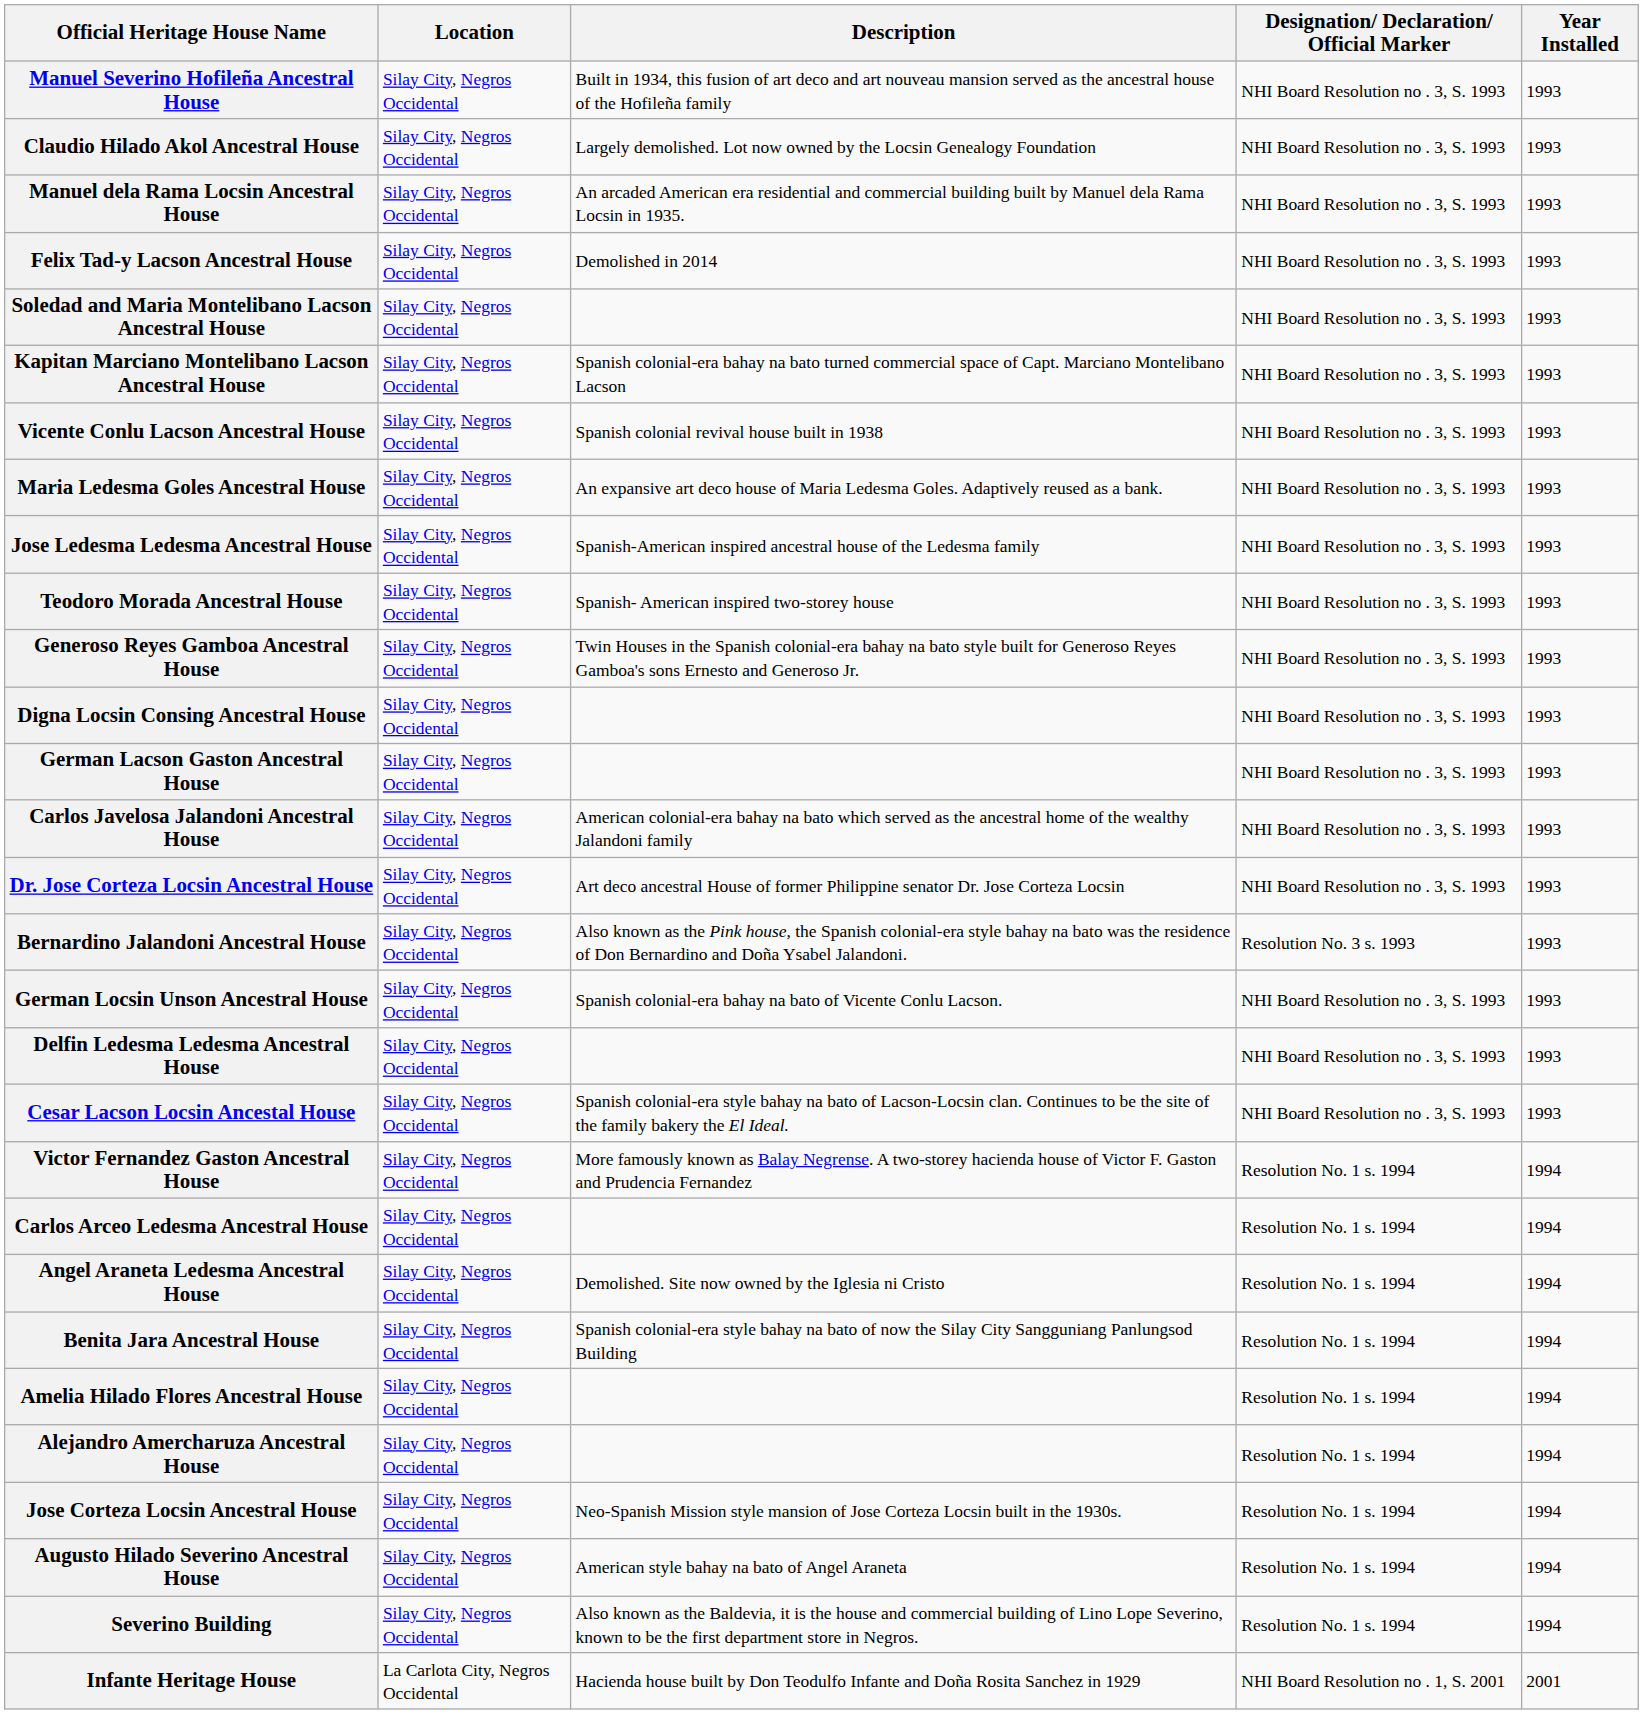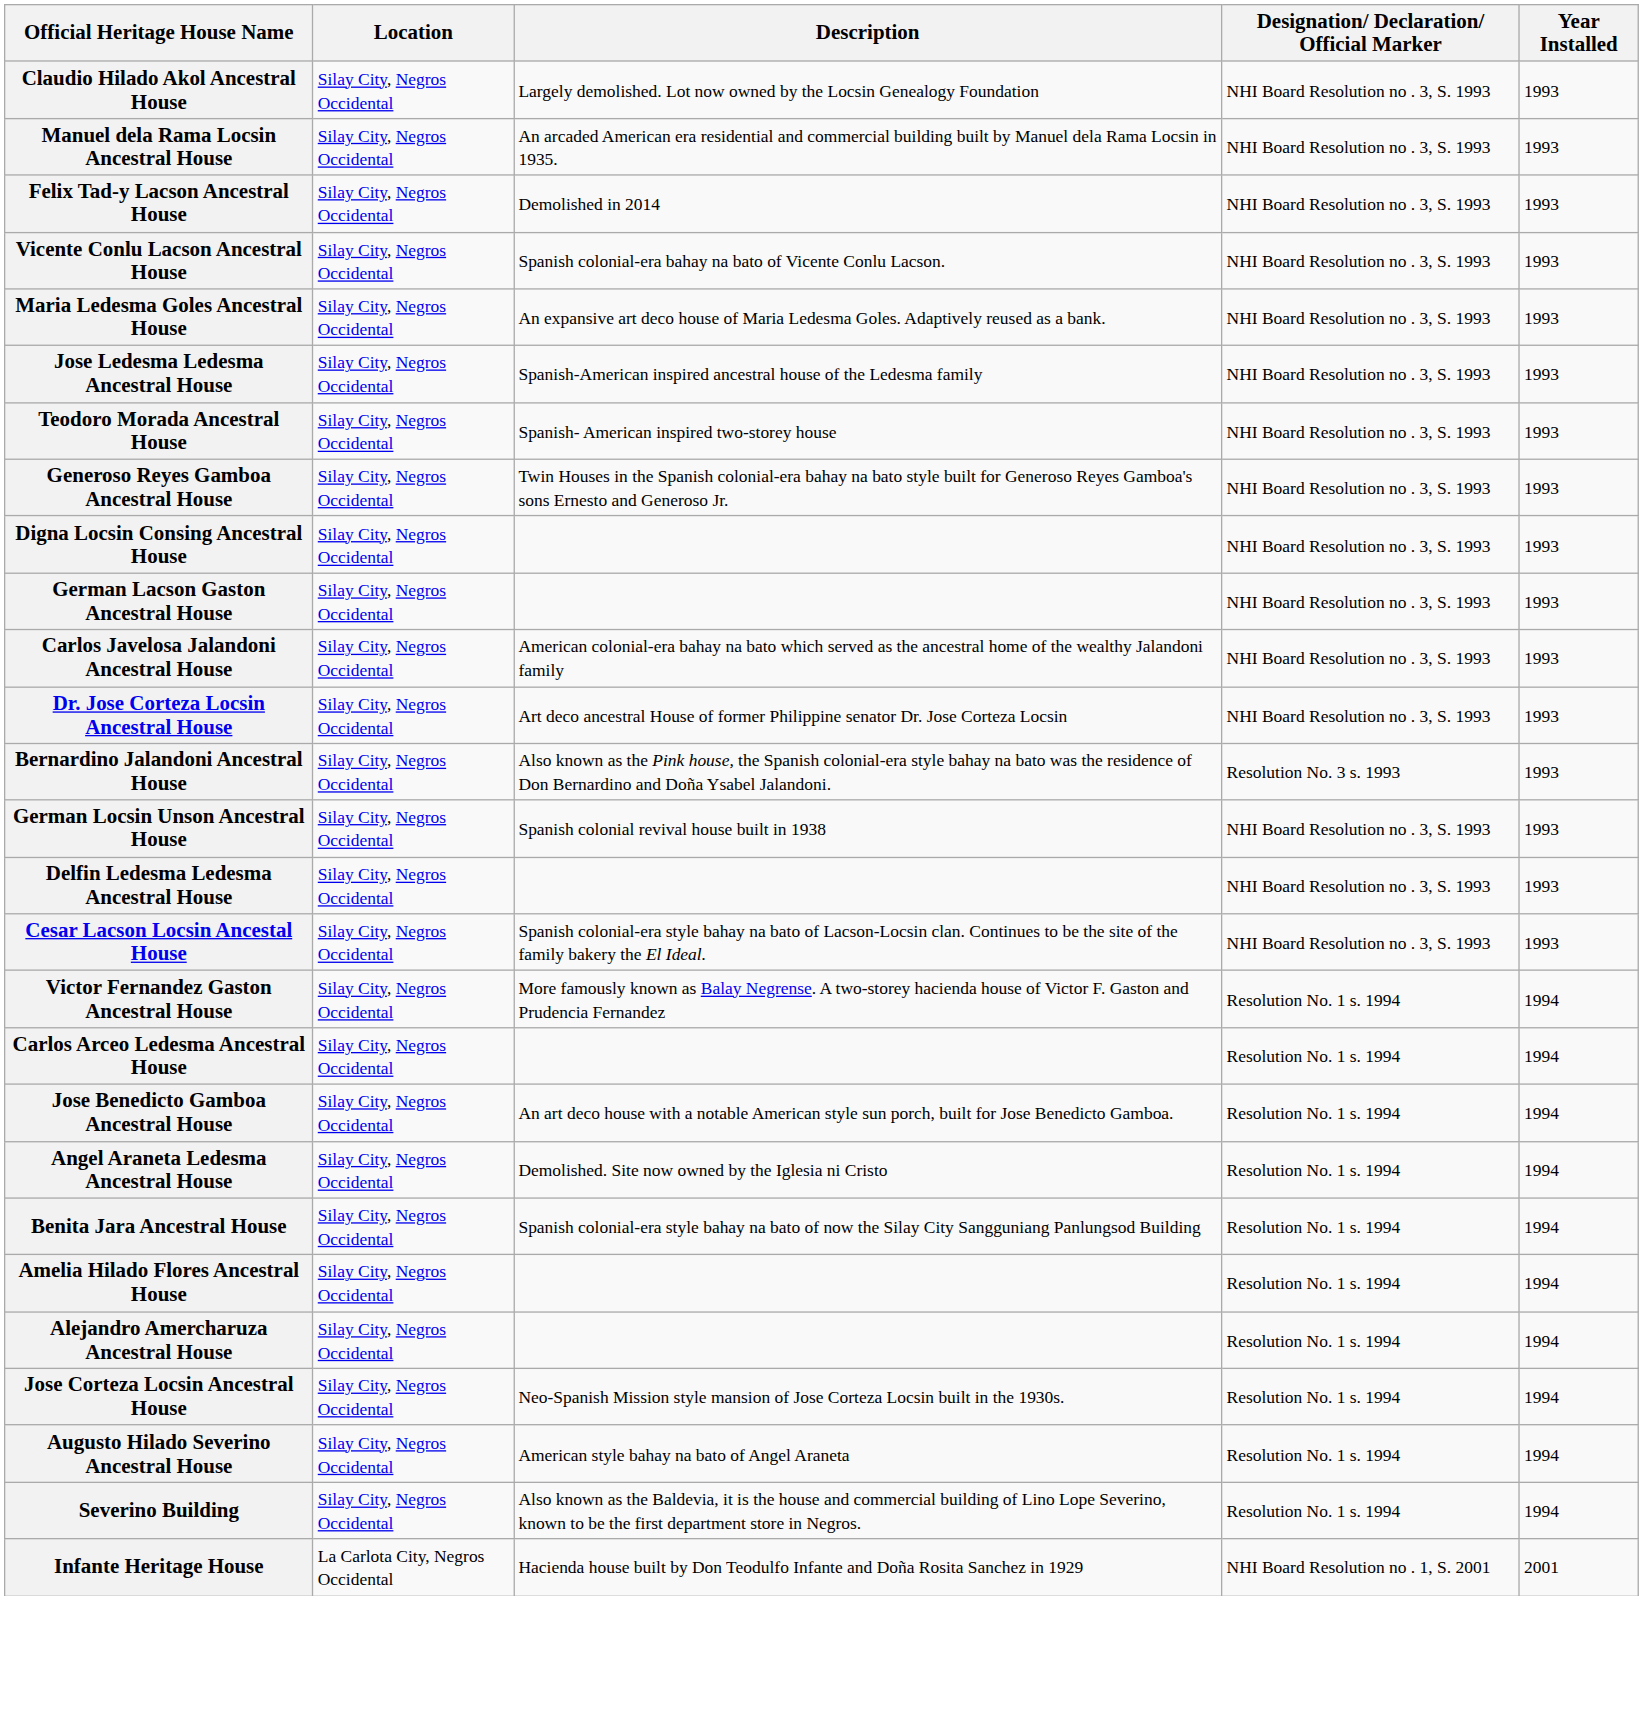- row: (191, 89)
- row: (191, 317)
- row: (191, 373)
(729, 431) Spanish colonial revival house built in 1938 -> (732, 261) Spanish colonial-era bahay na bato of Vicente Conlu Lacson.
(789, 1000) Spanish colonial-era bahay na bato of Vicente Conlu Lacson. -> (672, 829) Spanish colonial revival house built in 1938
+ row: (159, 1112)
